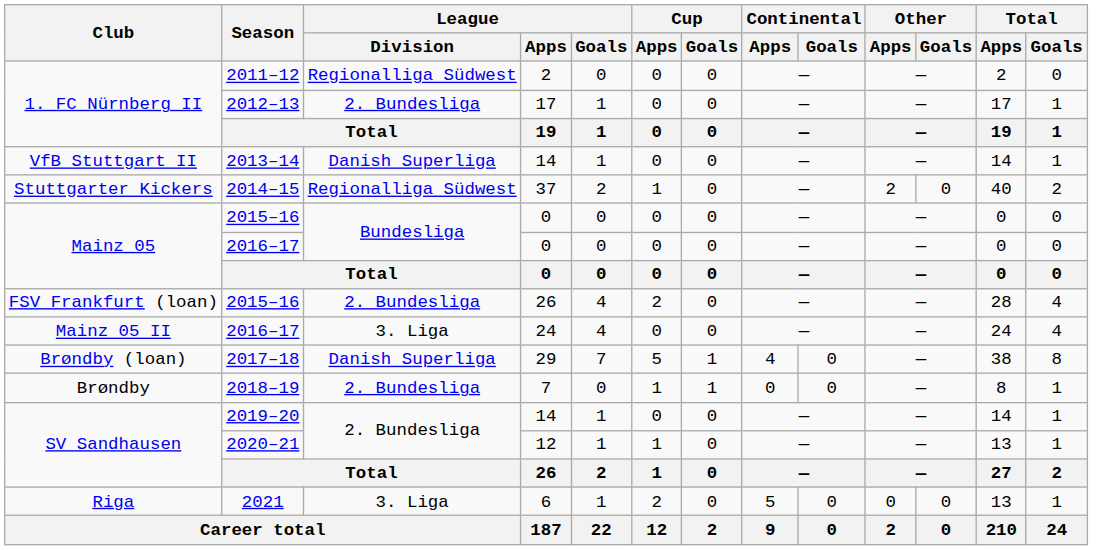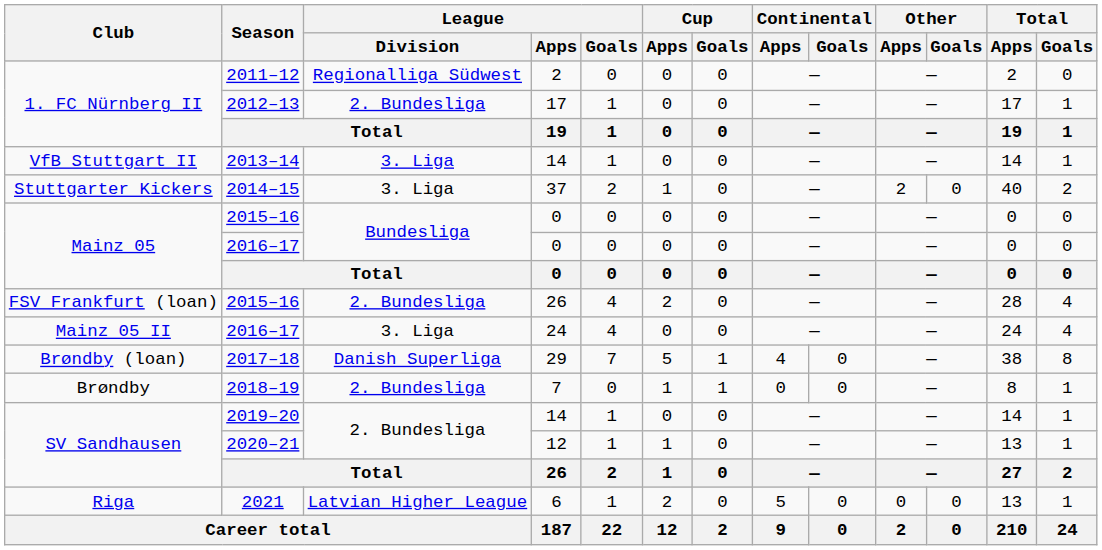(412, 161) Danish Superliga -> (417, 161) 3. Liga
(412, 189) Regionalliga Südwest -> (417, 189) 3. Liga
(412, 502) 3. Liga -> (417, 502) Latvian Higher League
